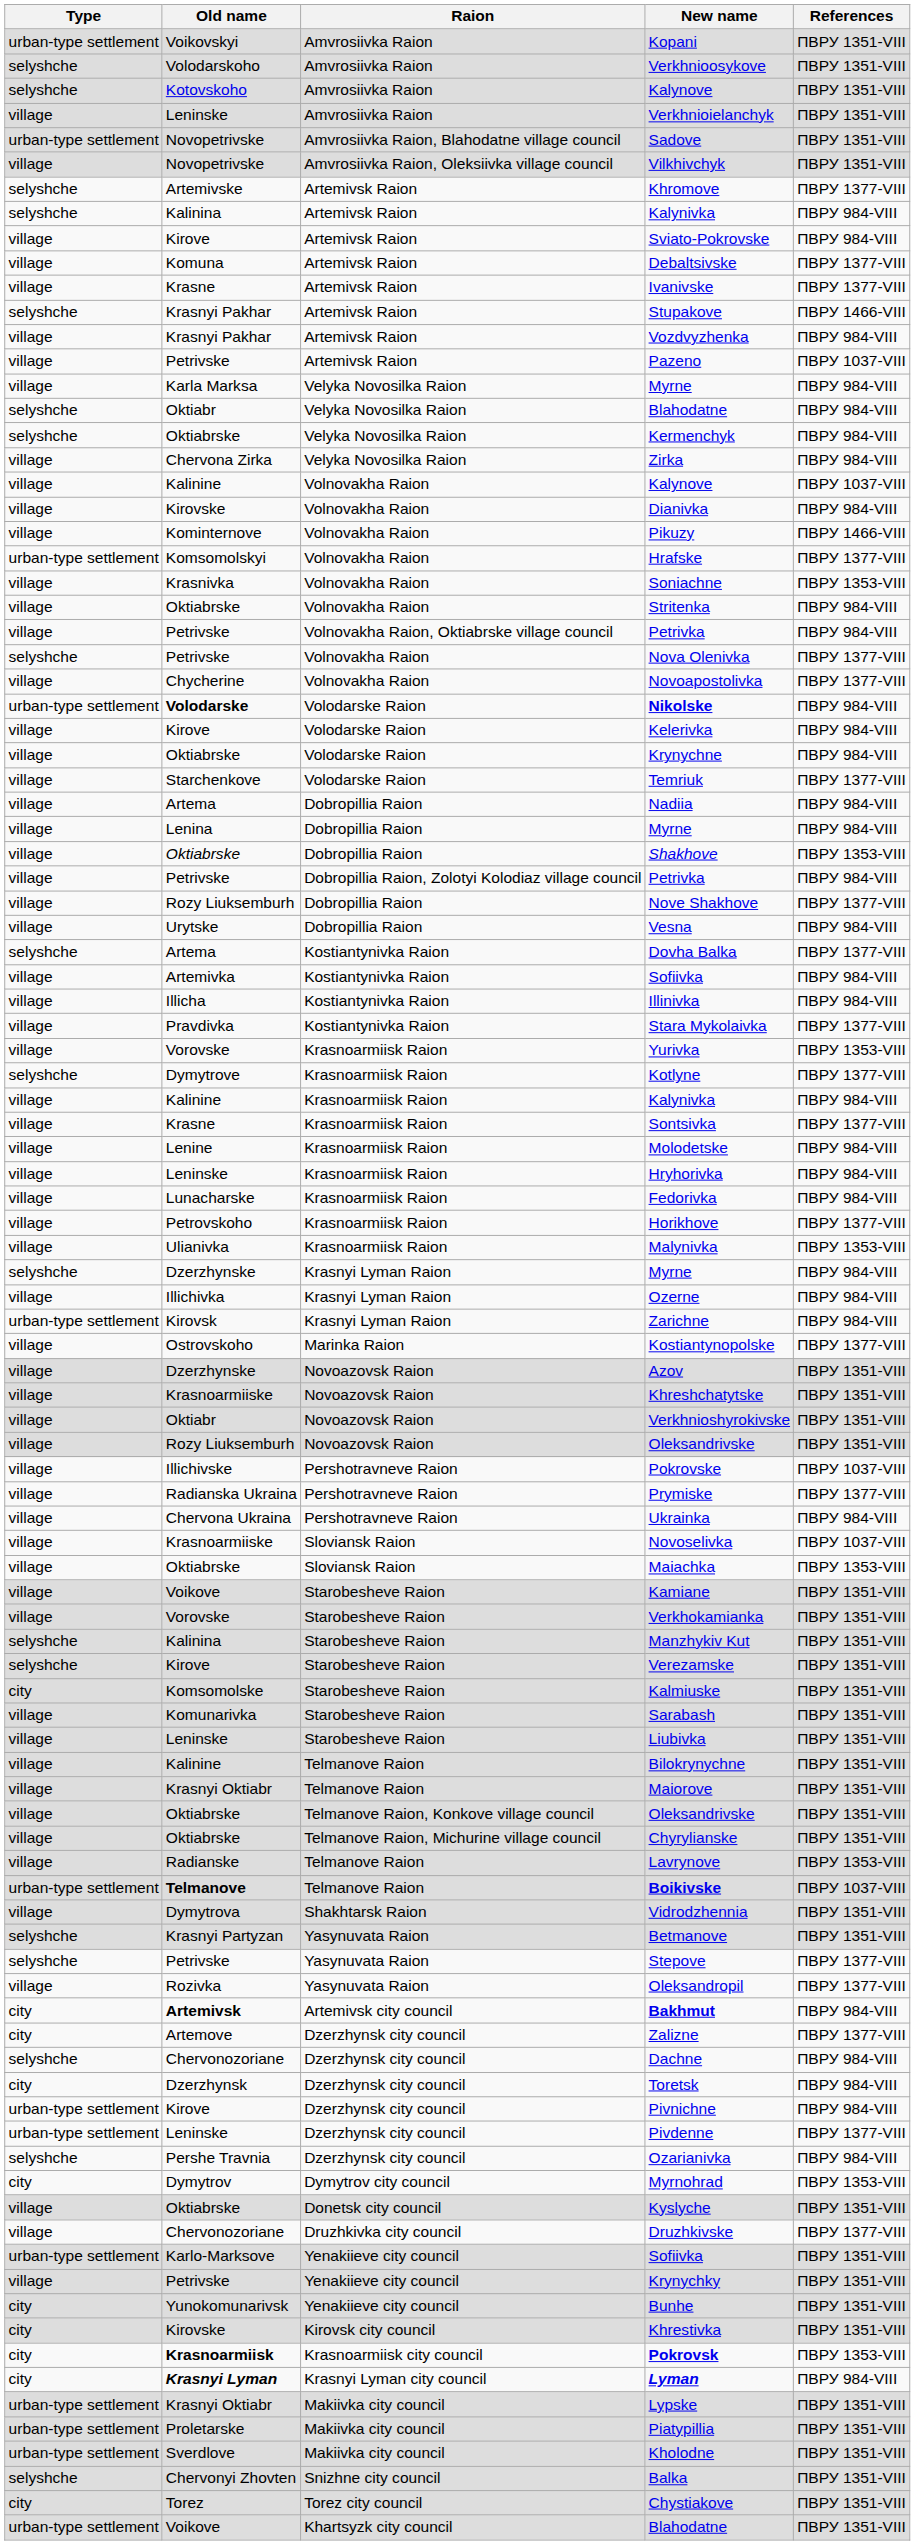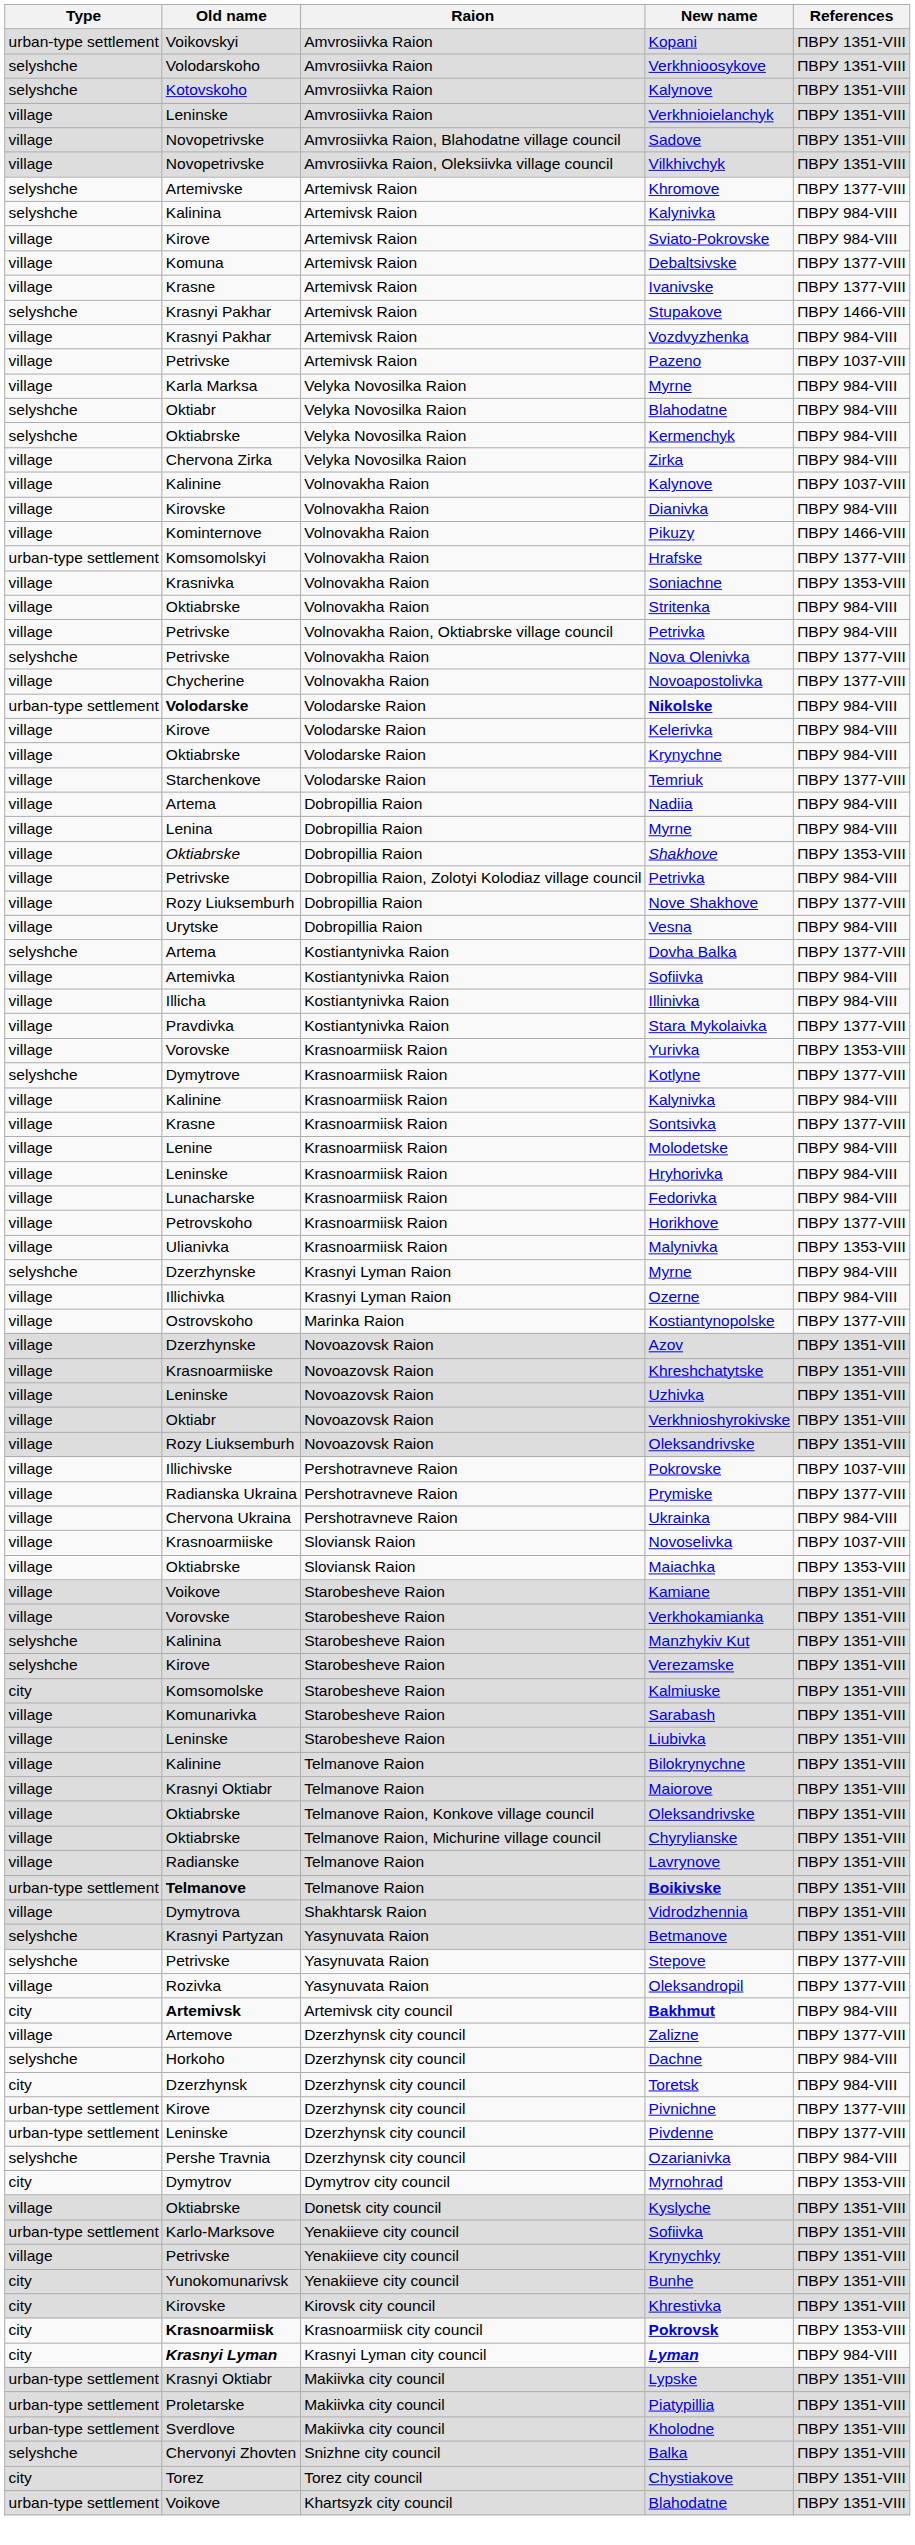(84, 139) urban-type settlement -> (31, 139) village
- row: (378, 1321)
+ row: (369, 1395)
(852, 1862) ПВРУ 1353-VIII -> (852, 1862) ПВРУ 1351-VIII
(852, 1887) ПВРУ 1037-VIII -> (852, 1887) ПВРУ 1351-VIII
(20, 2035) city -> (31, 2035) village
(225, 2059) Chervonozoriane -> (195, 2059) Horkoho
(847, 2108) ПВРУ 984-VIII -> (852, 2108) ПВРУ 1377-VIII
- row: (383, 2232)
